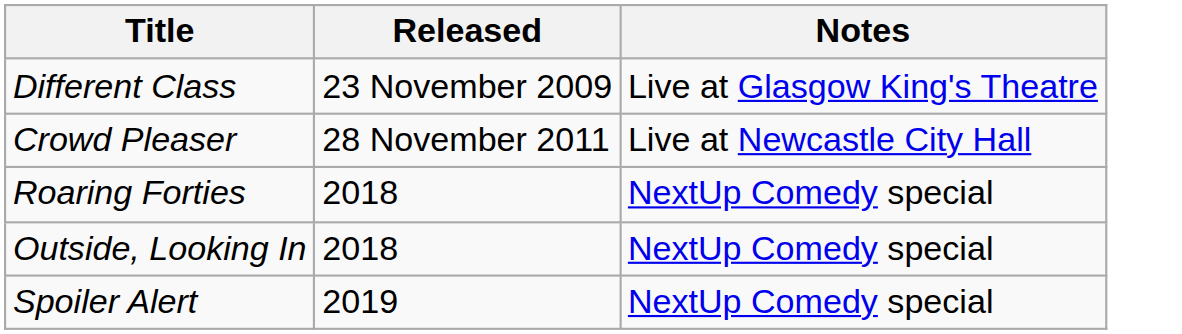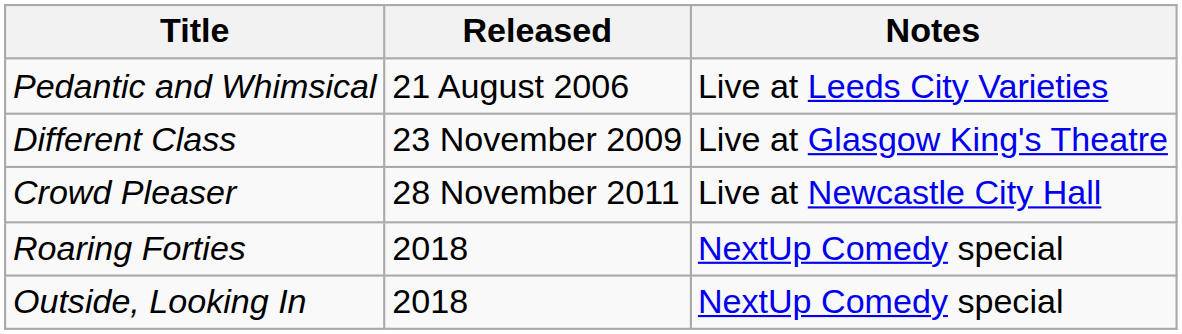+ row: (195, 85)
- row: (105, 301)
